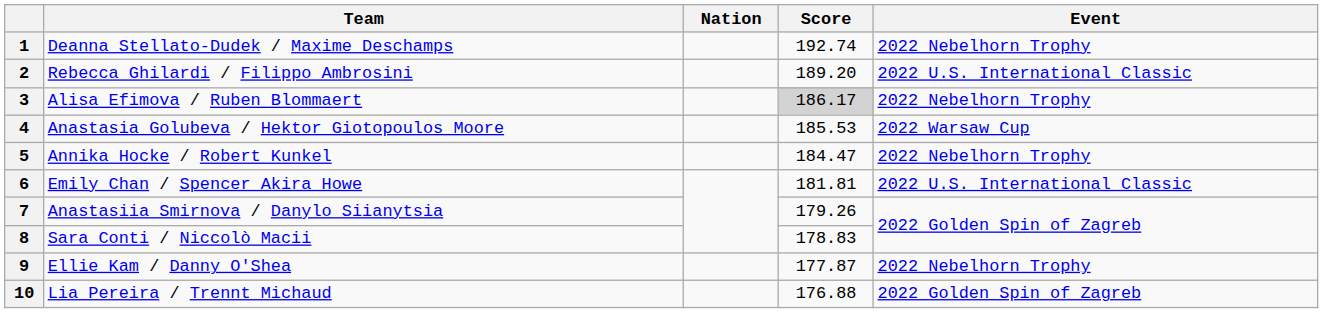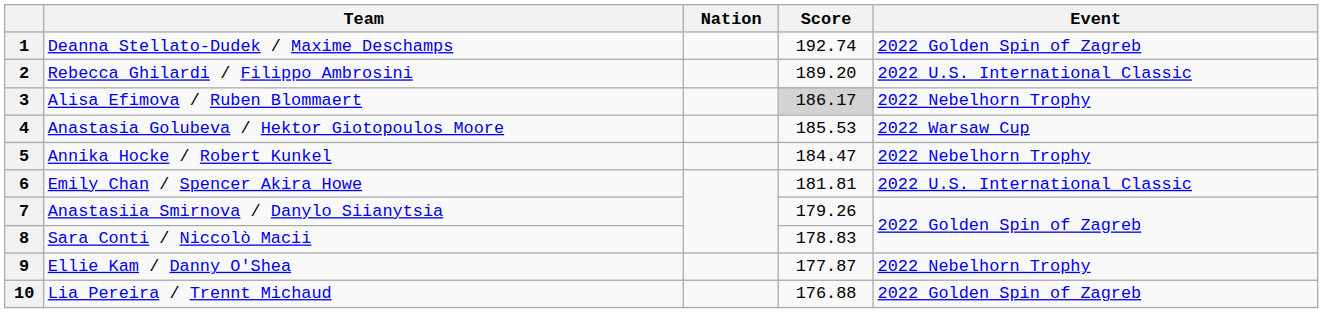(984, 46) 2022 Nebelhorn Trophy -> (1009, 46) 2022 Golden Spin of Zagreb
